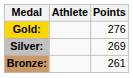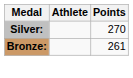- row: (27, 30)
(117, 47) 269 -> (117, 30) 270
